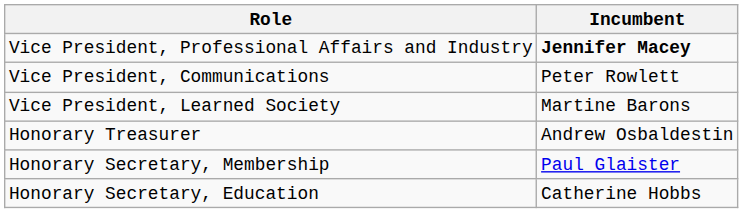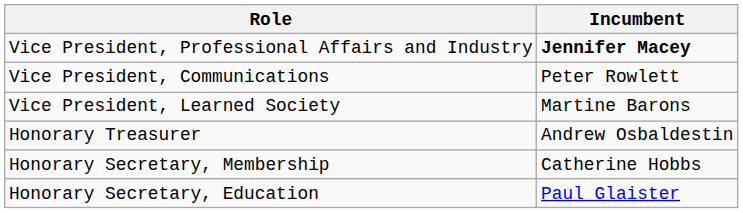(611, 164) Paul Glaister -> (621, 164) Catherine Hobbs
(621, 193) Catherine Hobbs -> (611, 193) Paul Glaister
